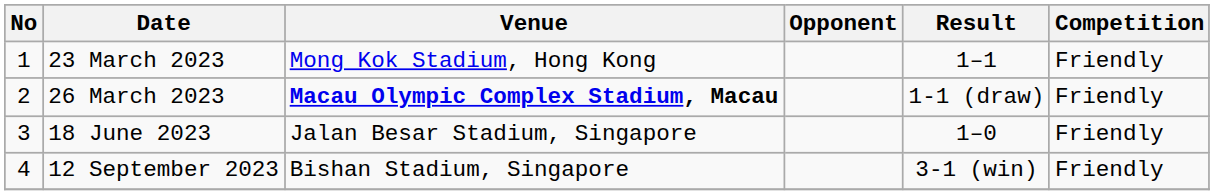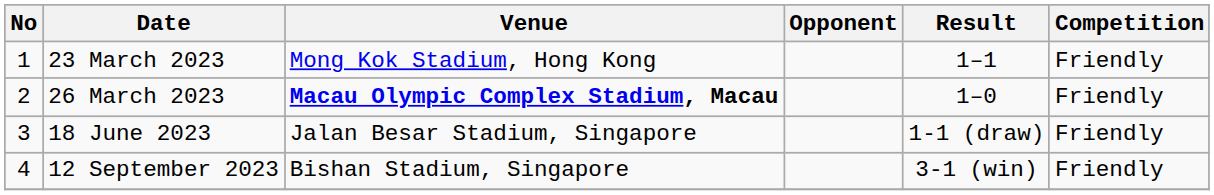(976, 97) 1-1 (draw) -> (976, 97) 1–0
(976, 134) 1–0 -> (976, 134) 1-1 (draw)
